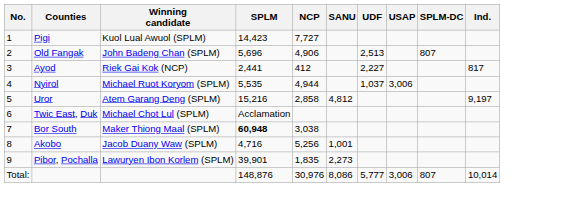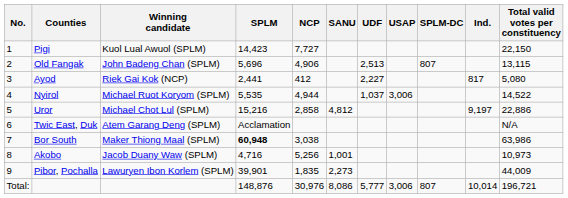+ column: (531, 22)
(161, 99) Atem Garang Deng (SPLM) -> (156, 109) Michael Chot Lul (SPLM)
(156, 114) Michael Chot Lul (SPLM) -> (161, 125) Atem Garang Deng (SPLM)
